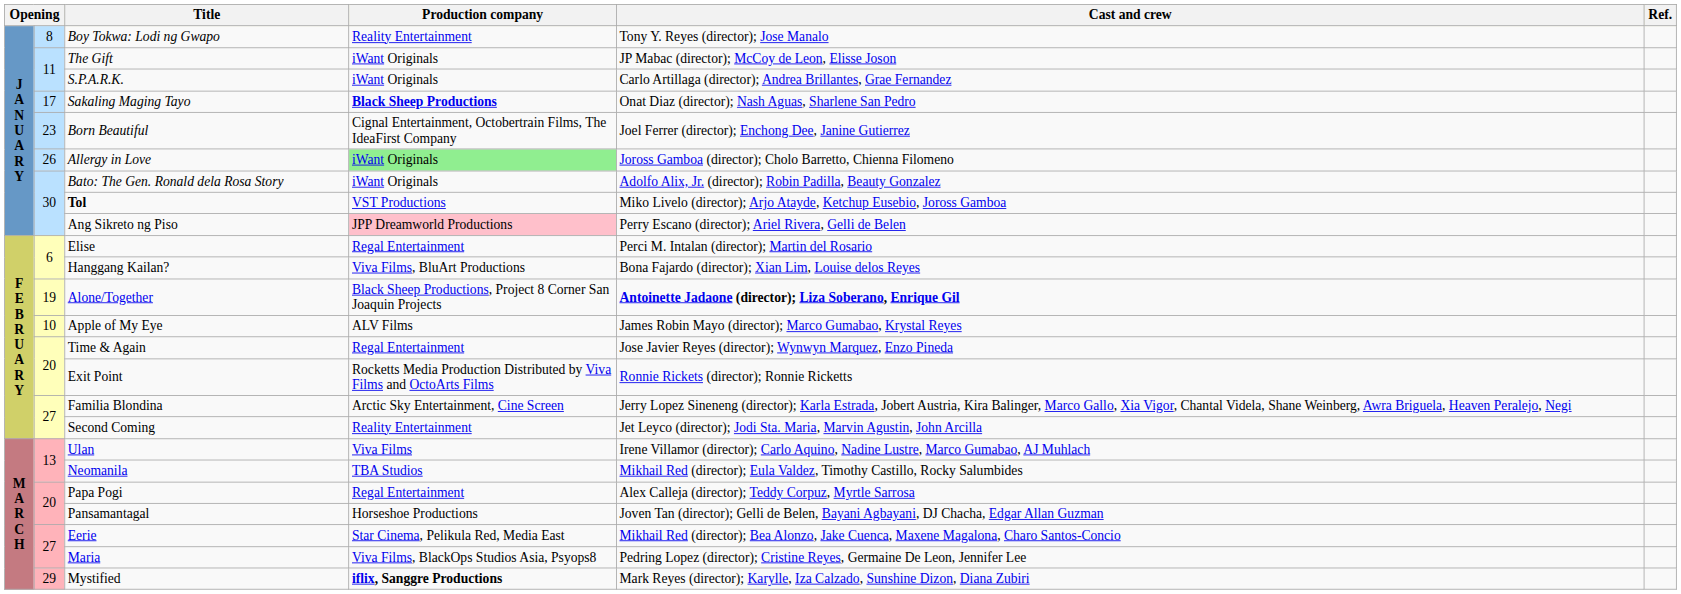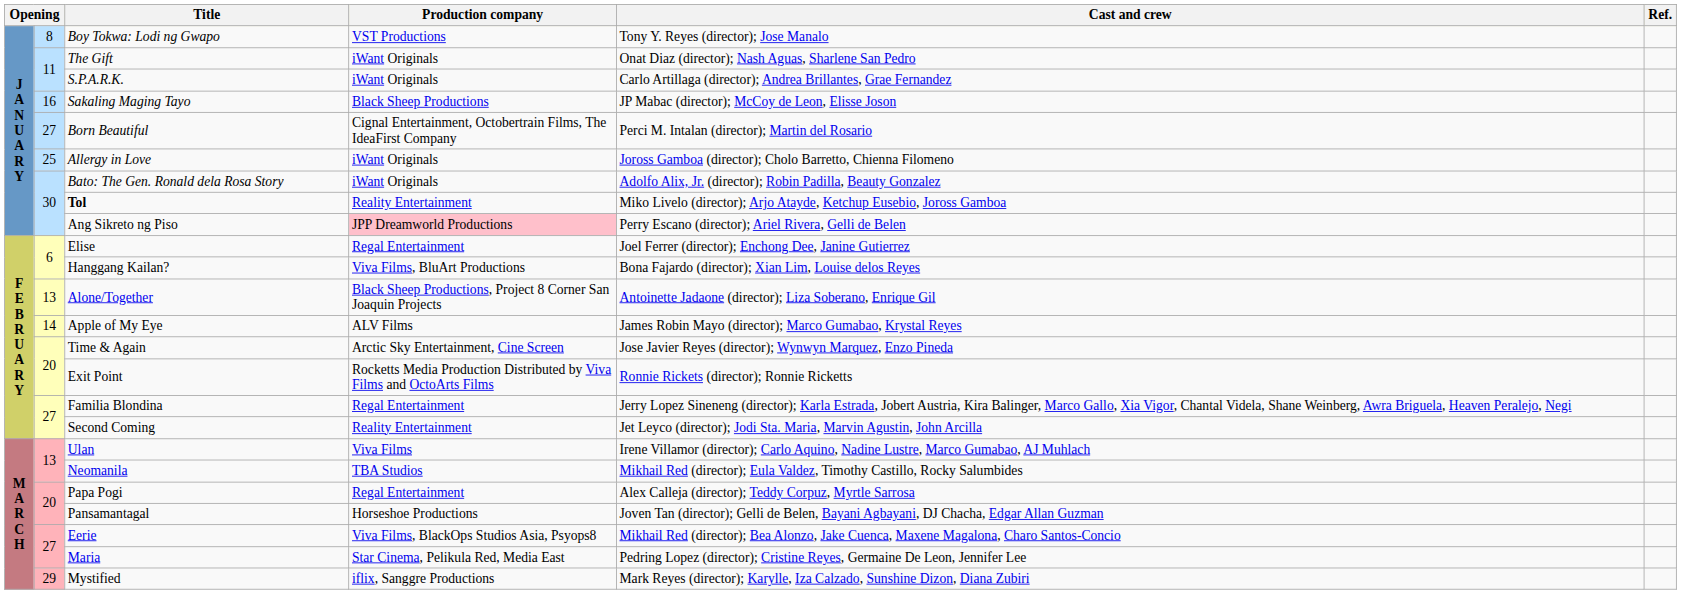(412, 36) Reality Entertainment -> (399, 36) VST Productions
(758, 58) JP Mabac (director); McCoy de Leon, Elisse Joson -> (768, 58) Onat Diaz (director); Nash Aguas, Sharlene San Pedro
(49, 101) 17 -> (49, 101) 16
(424, 101) bold -> (420, 101) normal
(768, 101) Onat Diaz (director); Nash Aguas, Sharlene San Pedro -> (758, 101) JP Mabac (director); McCoy de Leon, Elisse Joson
(49, 130) 23 -> (49, 130) 27
(765, 130) Joel Ferrer (director); Enchong Dee, Janine Gutierrez -> (746, 130) Perci M. Intalan (director); Martin del Rosario
(49, 159) 26 -> (49, 159) 25
(395, 159) lightgreen background -> (395, 159) no background
(399, 203) VST Productions -> (412, 203) Reality Entertainment
(746, 246) Perci M. Intalan (director); Martin del Rosario -> (765, 246) Joel Ferrer (director); Enchong Dee, Janine Gutierrez
(49, 297) 19 -> (49, 297) 13
(790, 297) bold -> (778, 297) normal
(49, 326) 10 -> (49, 326) 14
(408, 347) Regal Entertainment -> (458, 347) Arctic Sky Entertainment, Cine Screen
(458, 406) Arctic Sky Entertainment, Cine Screen -> (408, 406) Regal Entertainment
(458, 535) Star Cinema, Pelikula Red, Media East -> (474, 535) Viva Films, BlackOps Studios Asia, Psyops8
(474, 557) Viva Films, BlackOps Studios Asia, Psyops8 -> (458, 557) Star Cinema, Pelikula Red, Media East
(427, 578) bold -> (423, 578) normal
